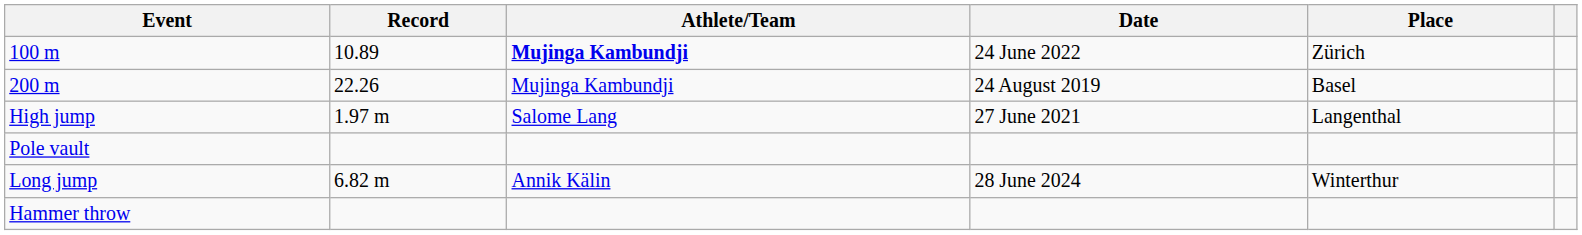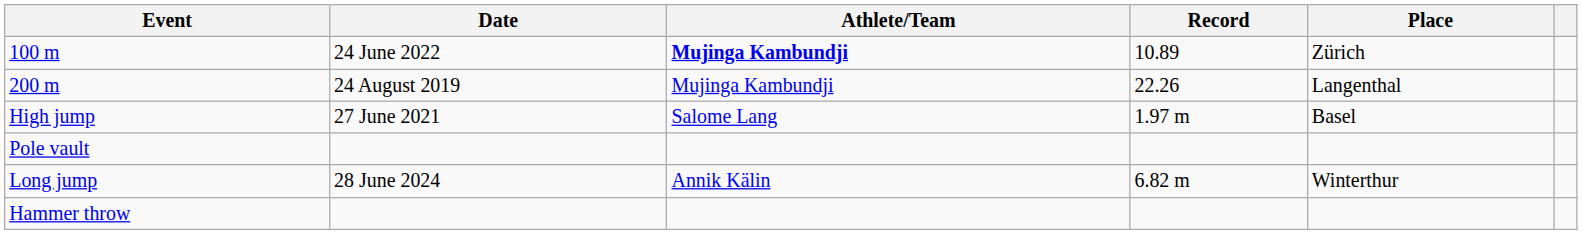columns swapped: (418, 20) <-> (1139, 20)
(1334, 84) Basel -> (1357, 84) Langenthal
(1357, 116) Langenthal -> (1334, 116) Basel
